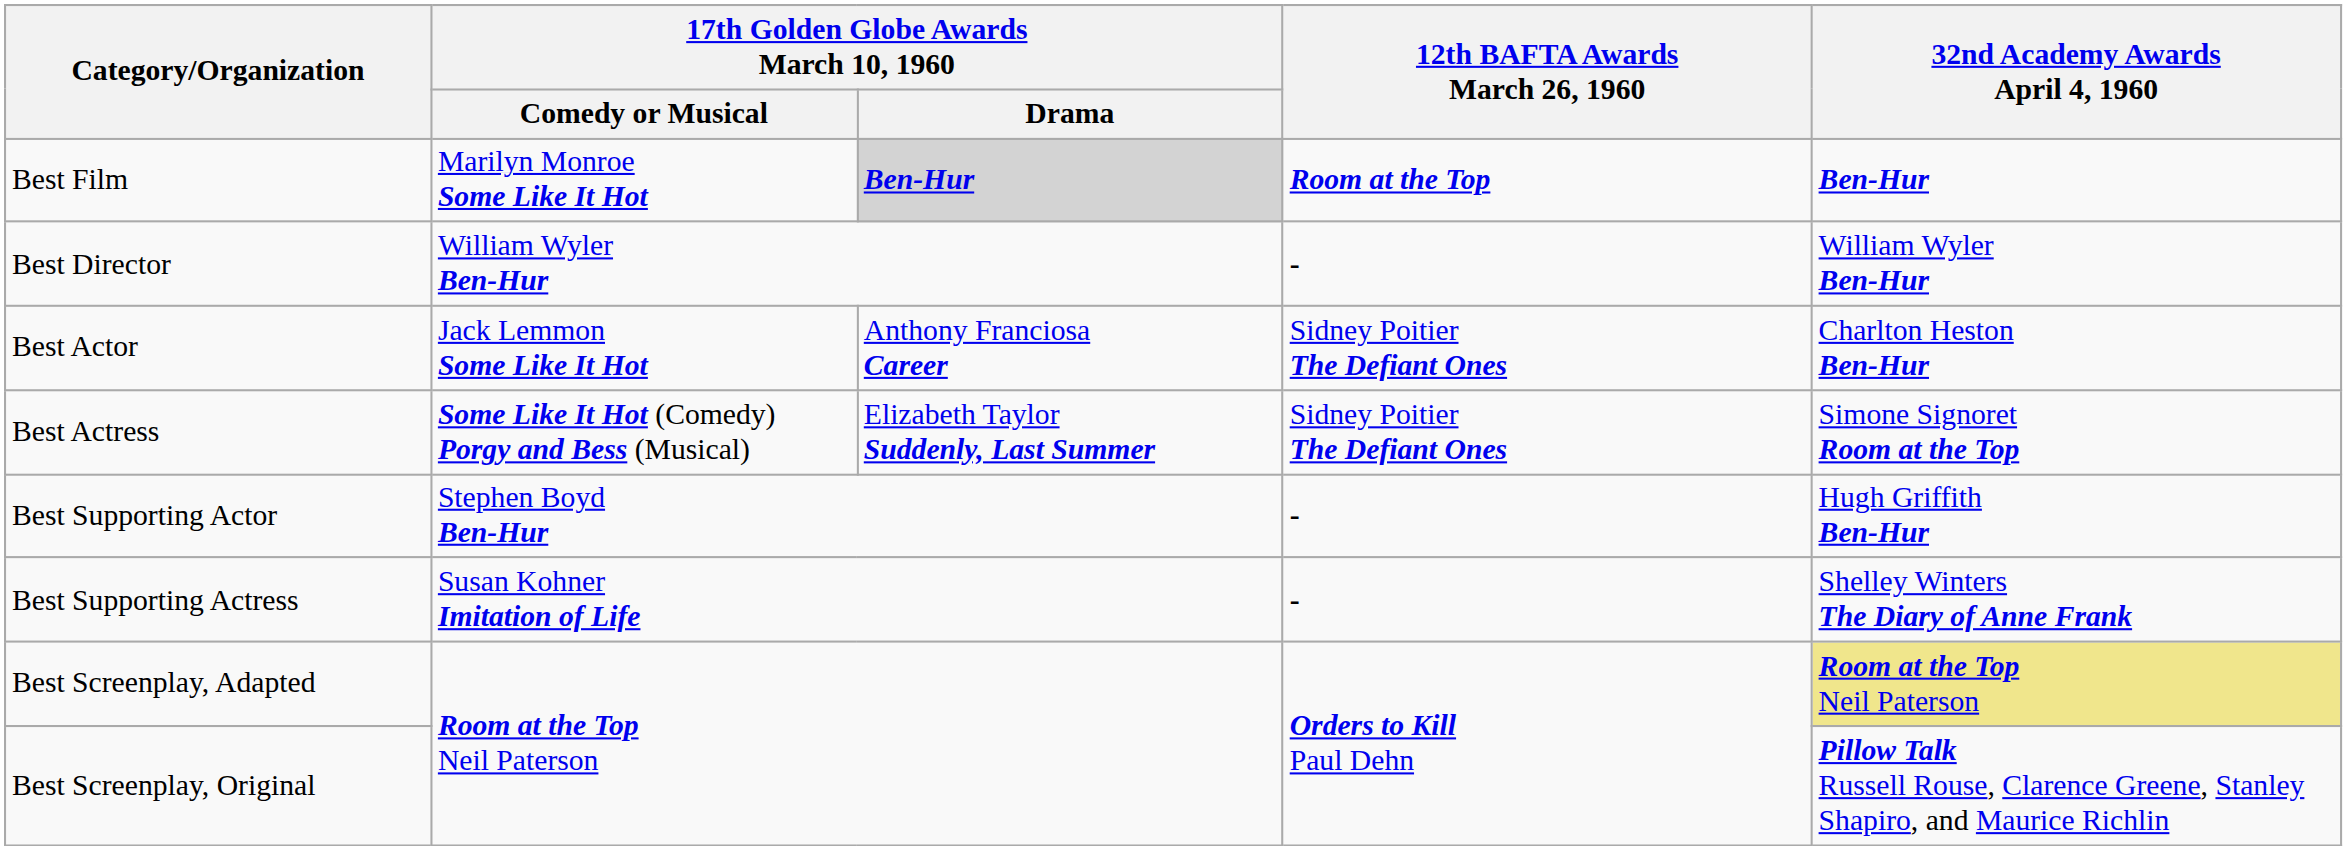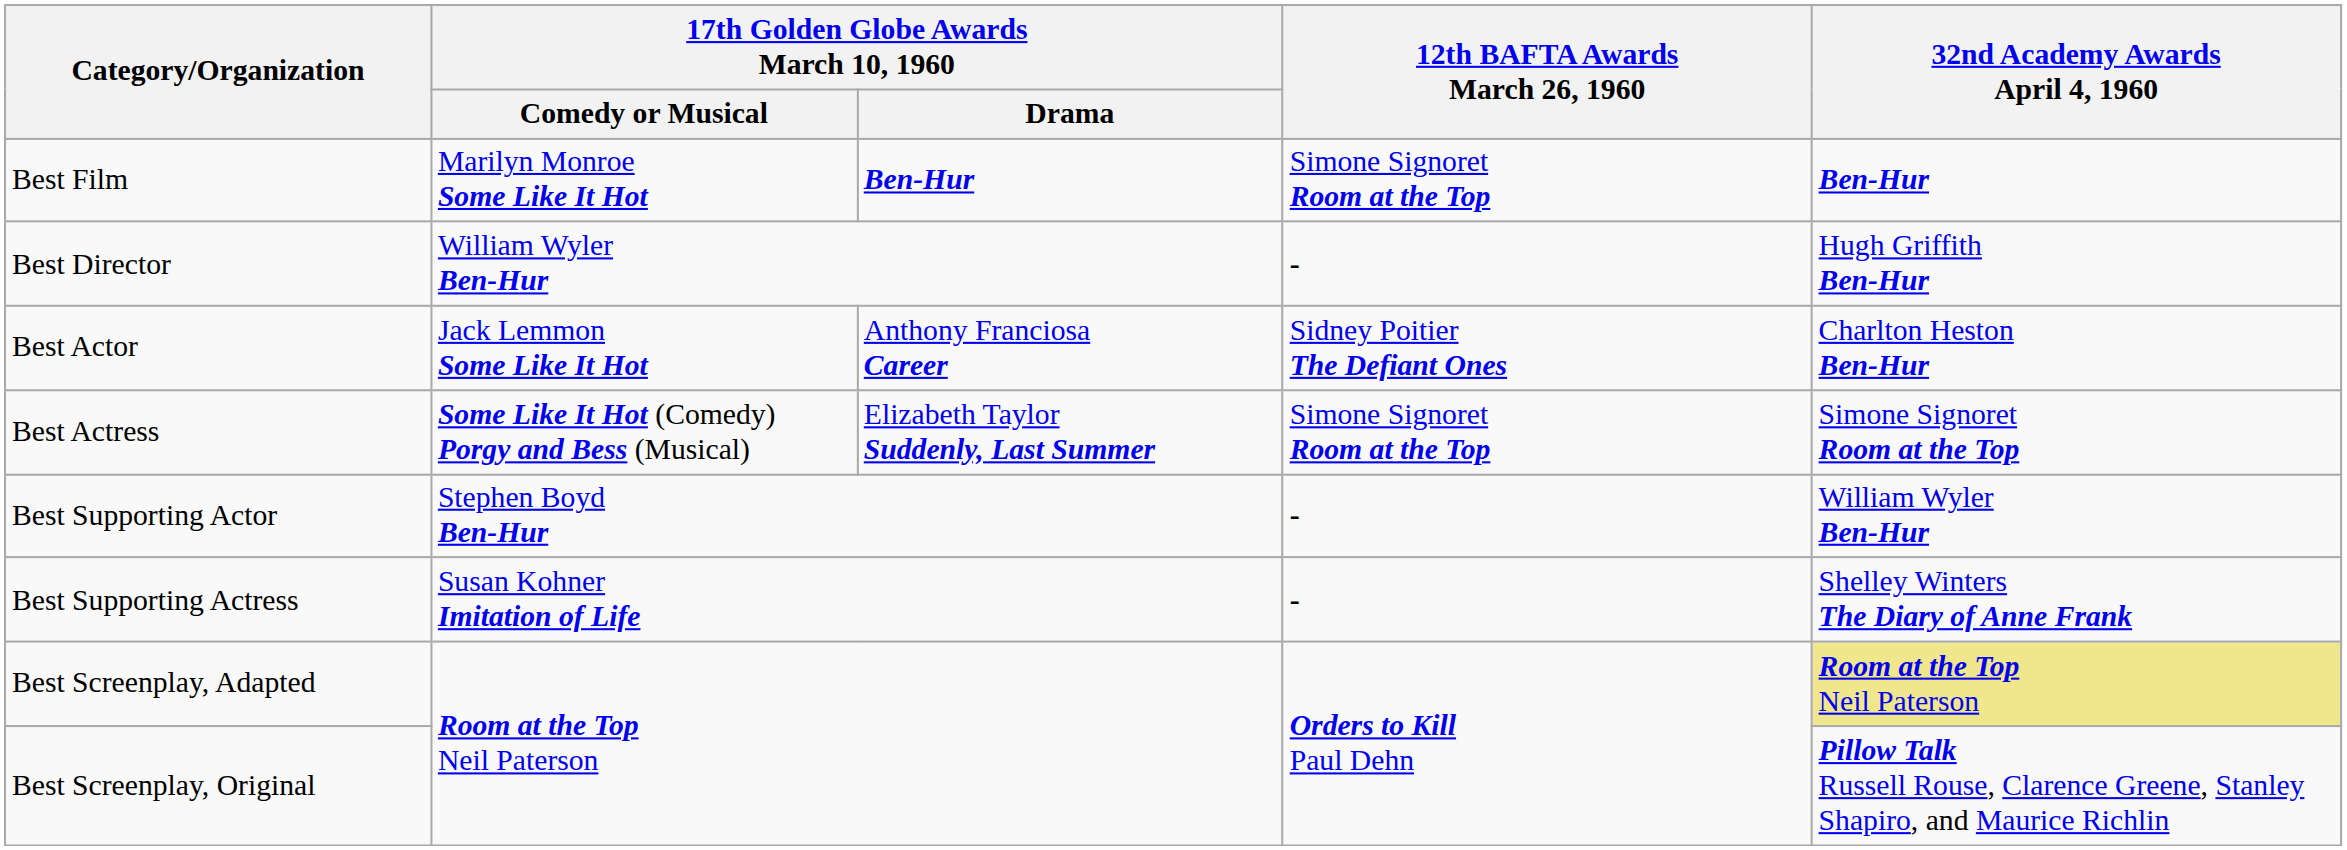(919, 179) lightgrey background -> (919, 179) no background
(1390, 179) Room at the Top -> (1390, 179) Simone Signoret Room at the Top
(1906, 263) William Wyler Ben-Hur -> (1900, 263) Hugh Griffith Ben-Hur
(1398, 431) Sidney Poitier The Defiant Ones -> (1390, 431) Simone Signoret Room at the Top
(1900, 515) Hugh Griffith Ben-Hur -> (1906, 515) William Wyler Ben-Hur
